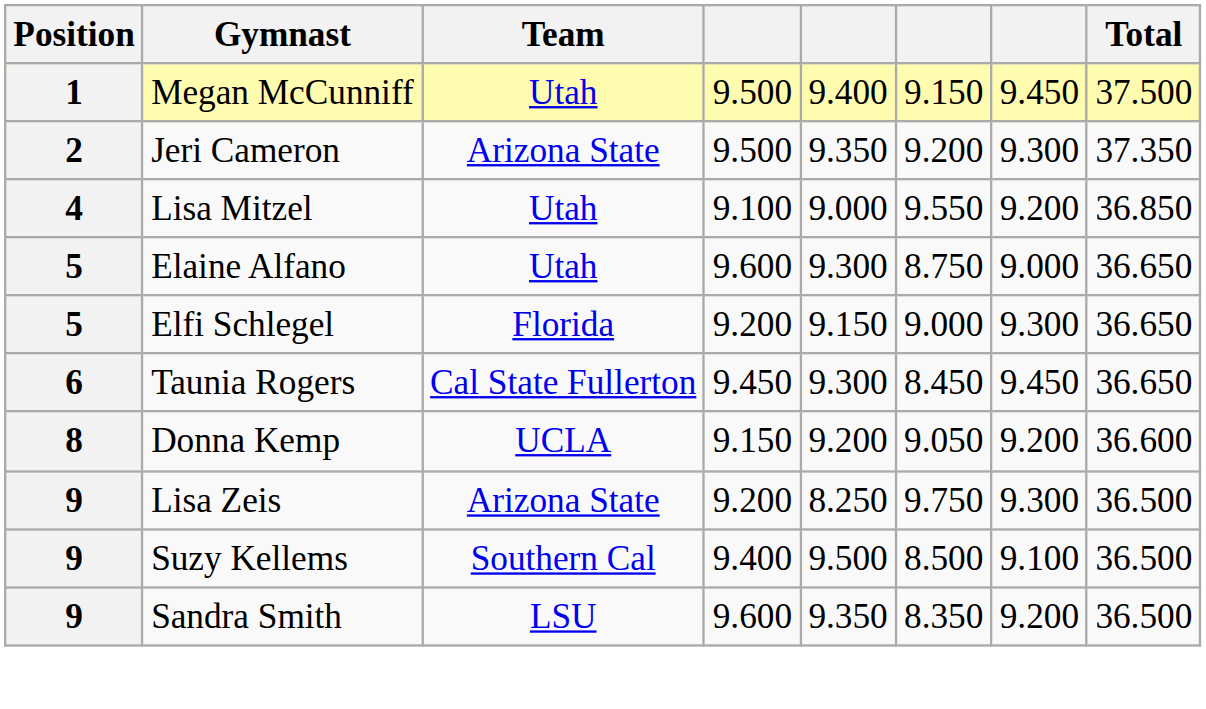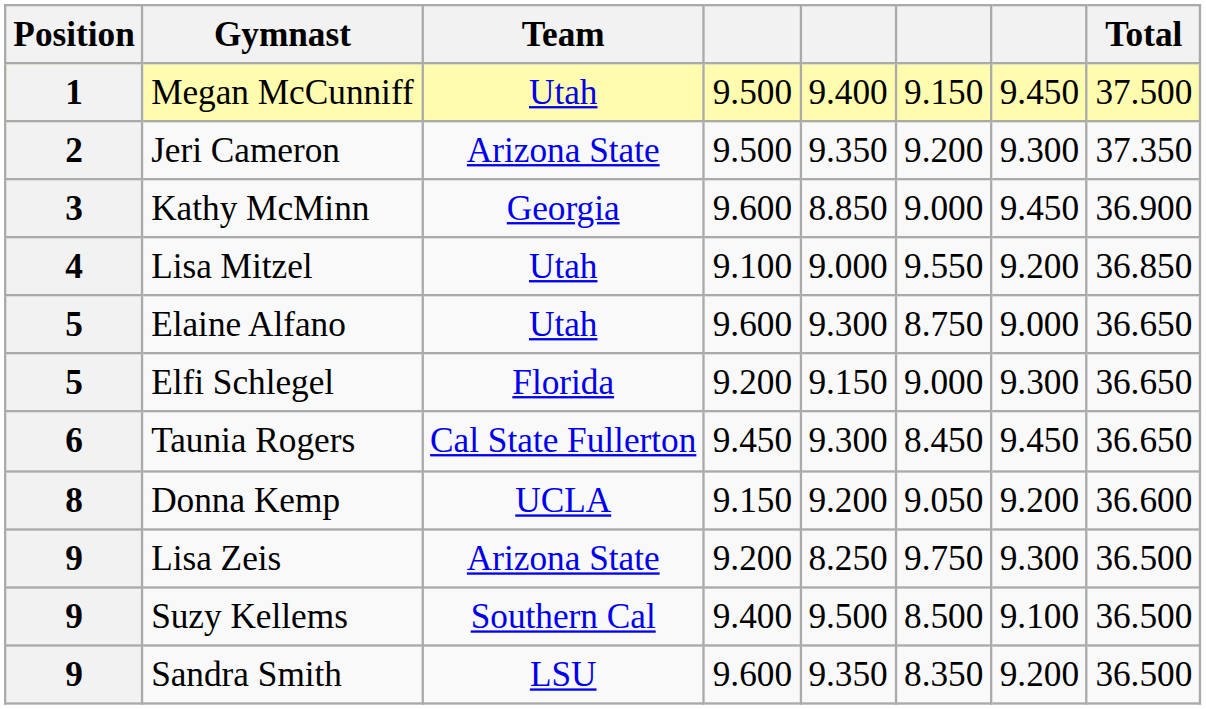+ row: (260, 208)
